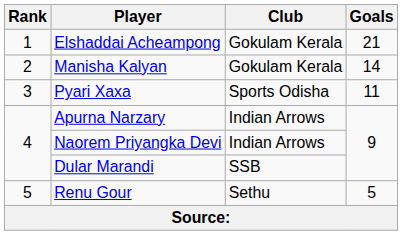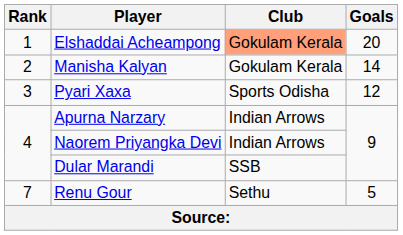(286, 42) no background -> (286, 42) lightsalmon background
(372, 42) 21 -> (372, 42) 20
(372, 92) 11 -> (372, 92) 12
(28, 192) 5 -> (28, 192) 7
